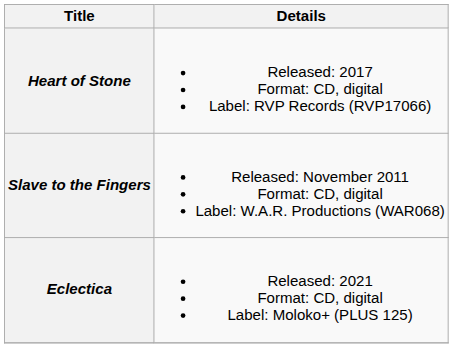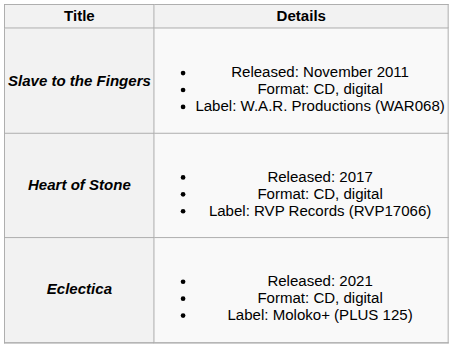rows swapped: (79, 185) <-> (79, 80)
